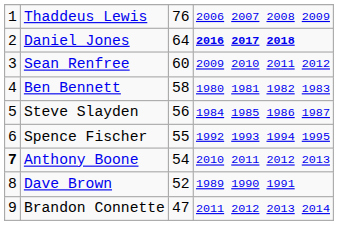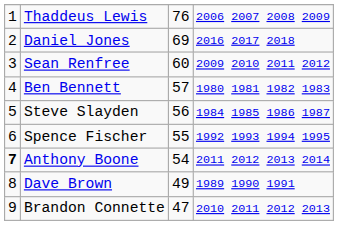(181, 40) 64 -> (181, 40) 69
(245, 40) bold -> (245, 40) normal
(181, 88) 58 -> (181, 88) 57
(263, 160) 2010 2011 2012 2013 -> (263, 160) 2011 2012 2013 2014
(181, 184) 52 -> (181, 184) 49
(263, 208) 2011 2012 2013 2014 -> (263, 208) 2010 2011 2012 2013
